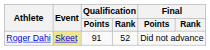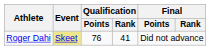(97, 39) 91 -> (97, 39) 76
(125, 39) 52 -> (125, 39) 41
